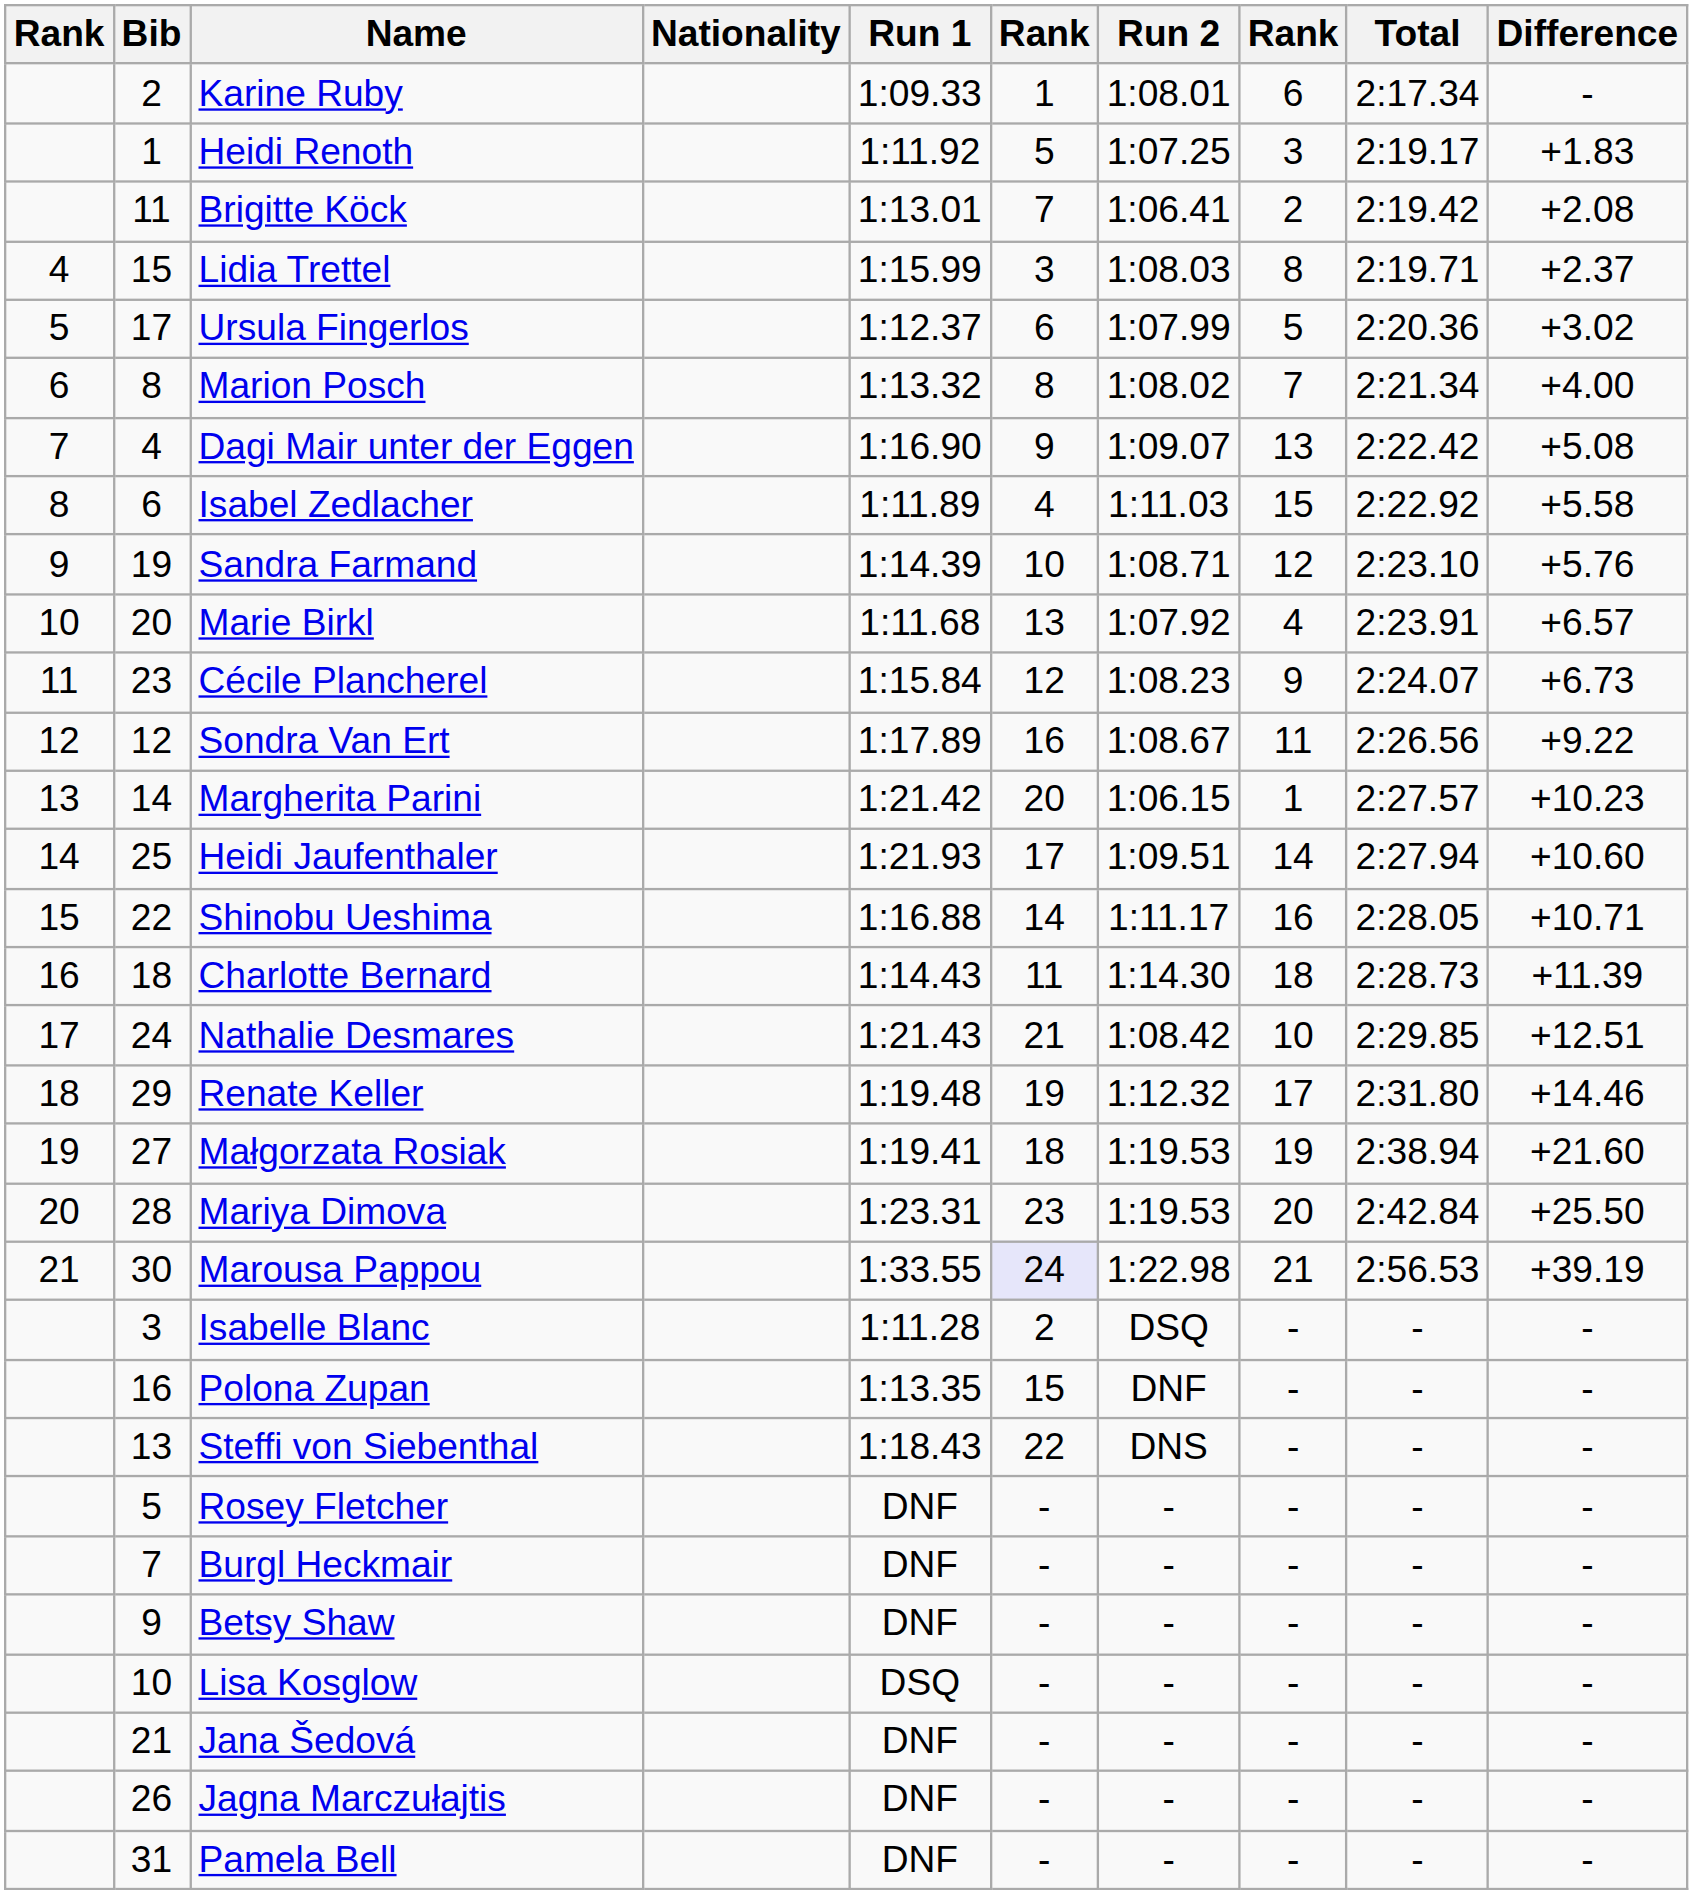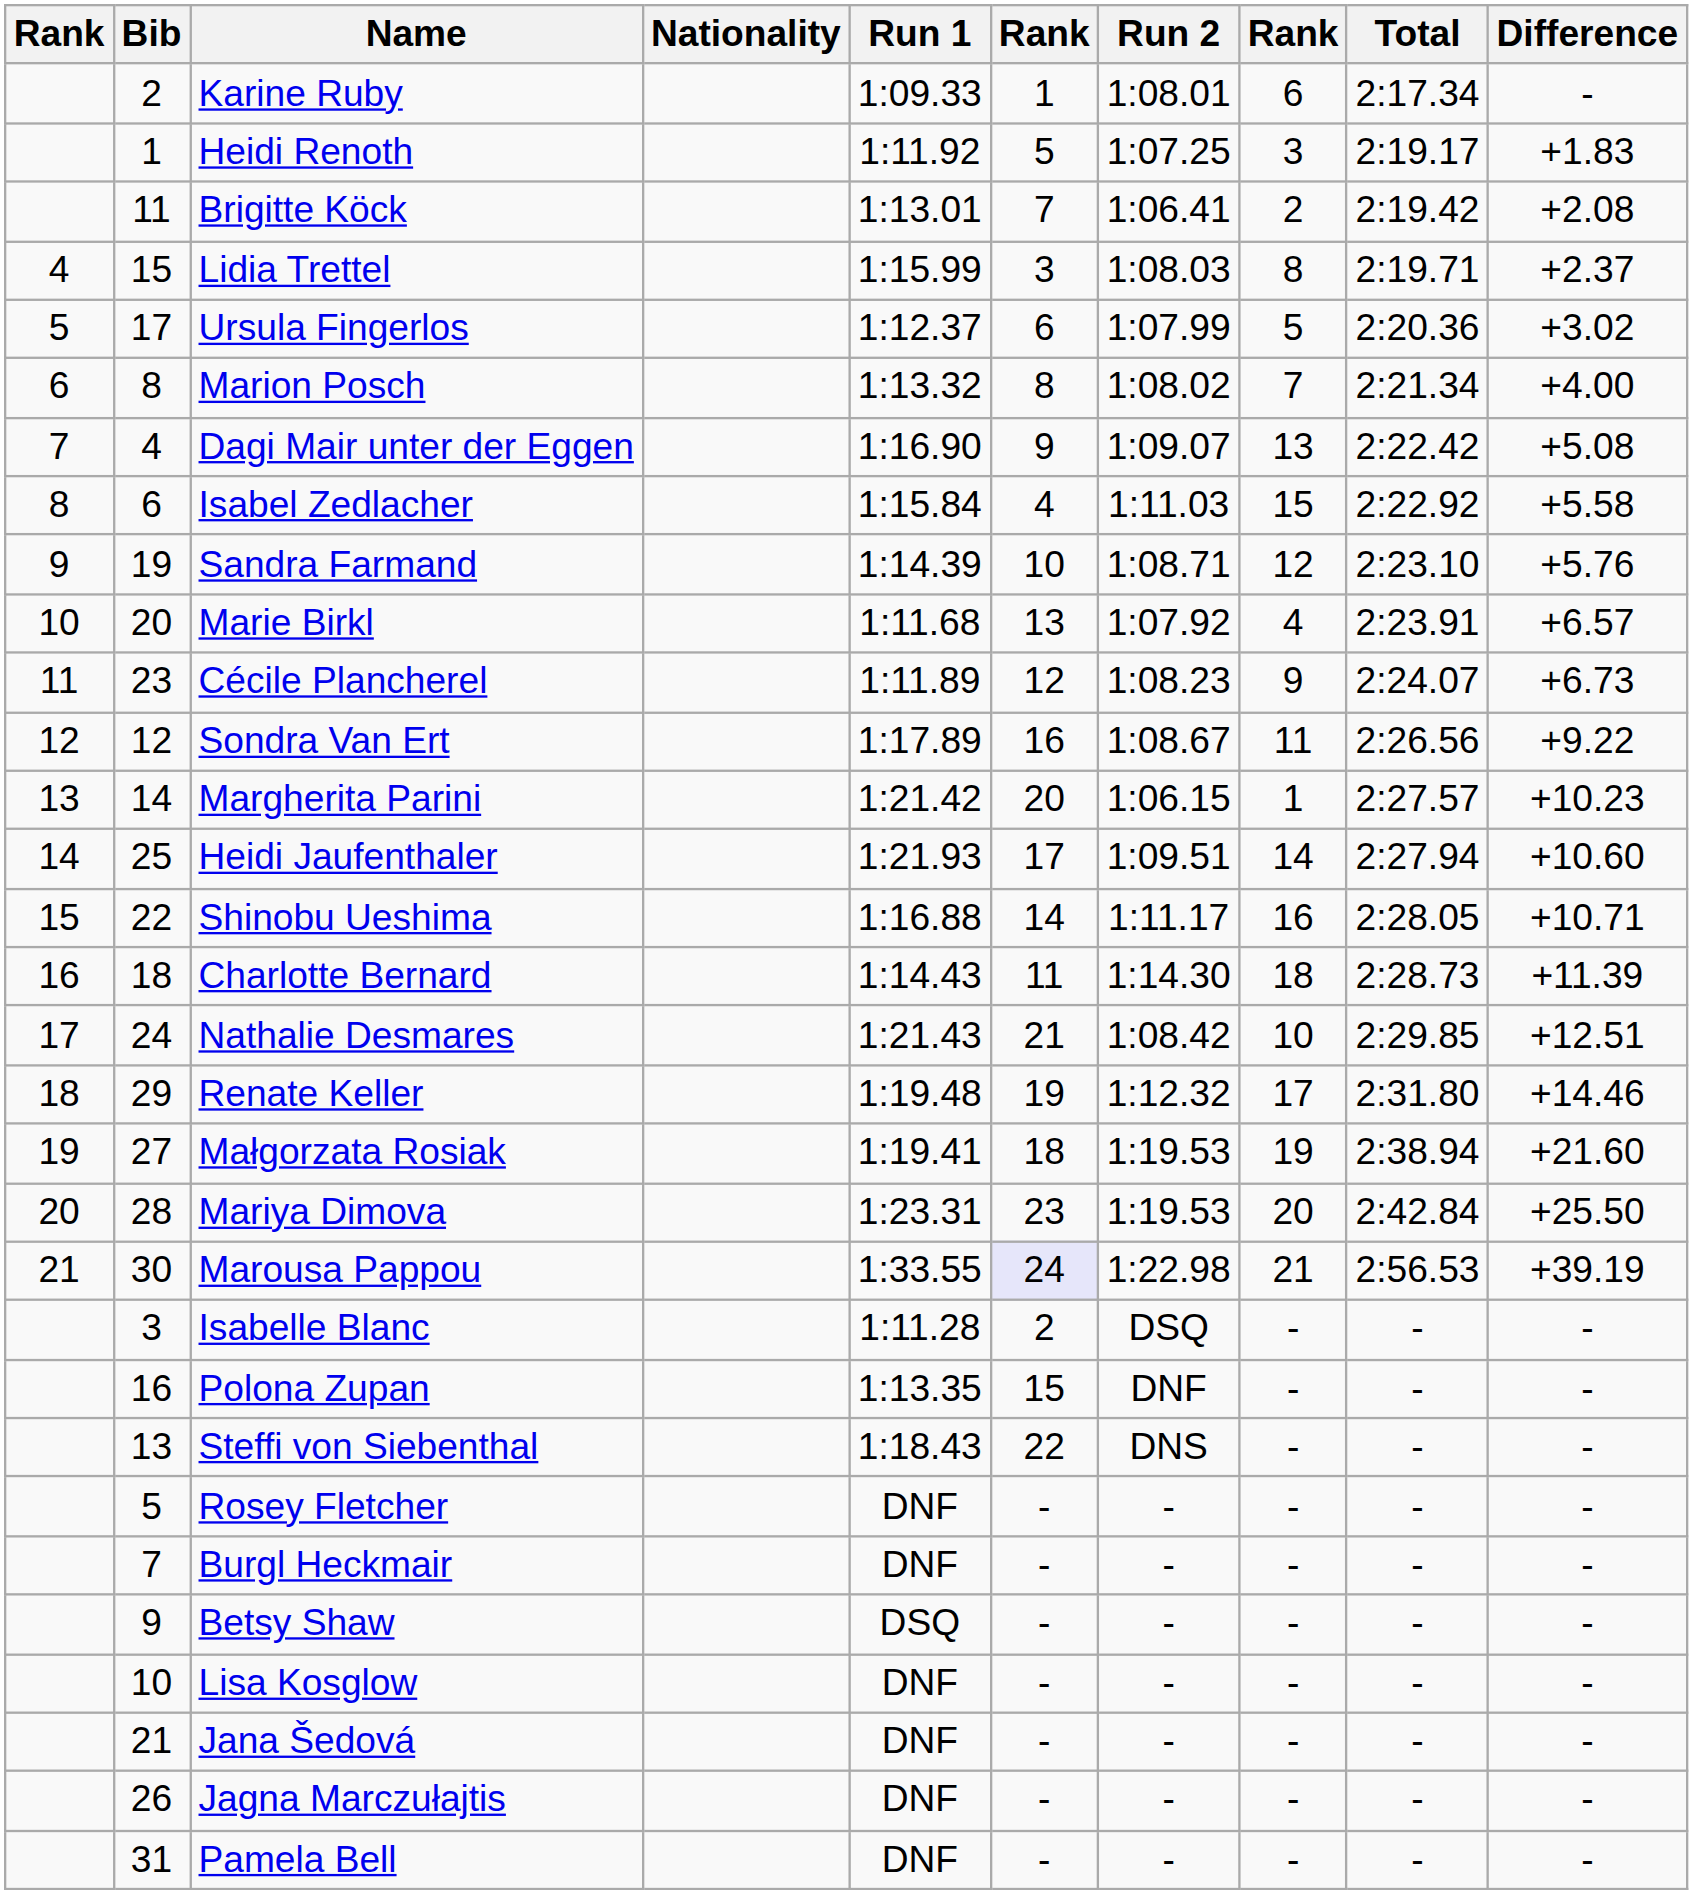(920, 504) 1:11.89 -> (920, 504) 1:15.84
(920, 681) 1:15.84 -> (920, 681) 1:11.89
(920, 1623) DNF -> (920, 1623) DSQ
(920, 1682) DSQ -> (920, 1682) DNF
